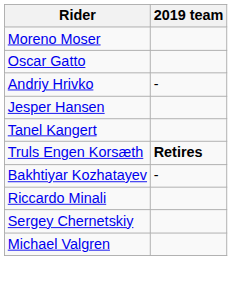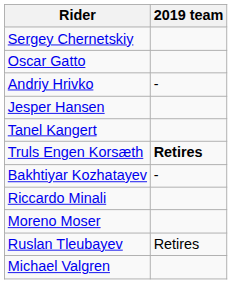rows swapped: (71, 221) <-> (54, 38)
+ row: (65, 244)
